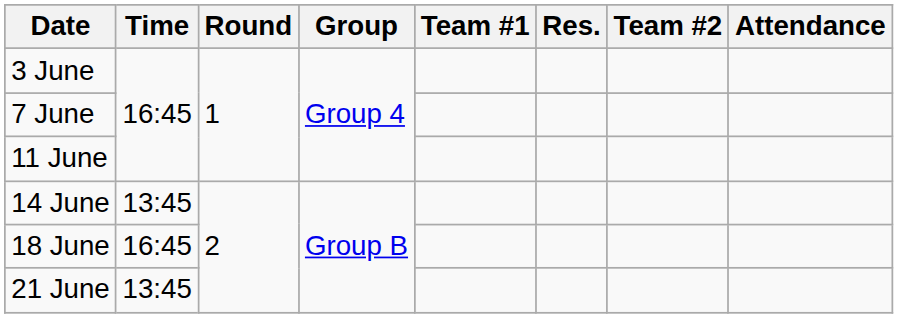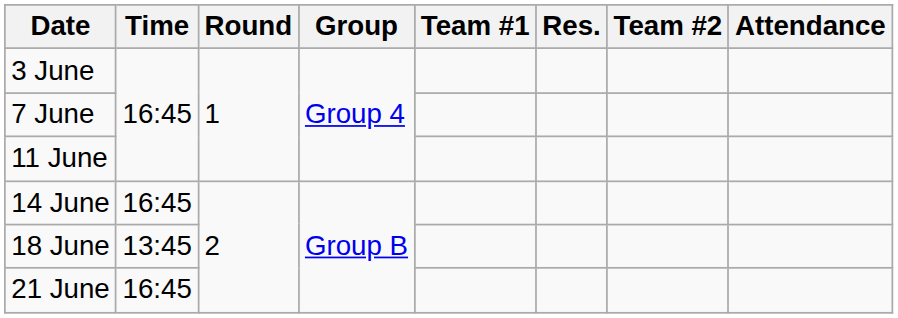(157, 202) 13:45 -> (157, 202) 16:45
(157, 245) 16:45 -> (157, 245) 13:45
(157, 289) 13:45 -> (157, 289) 16:45
